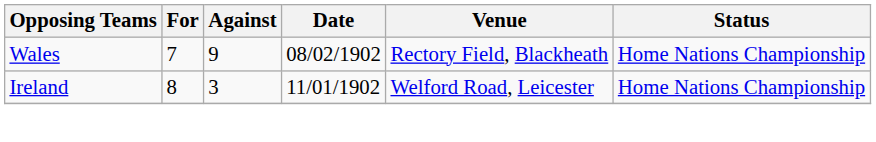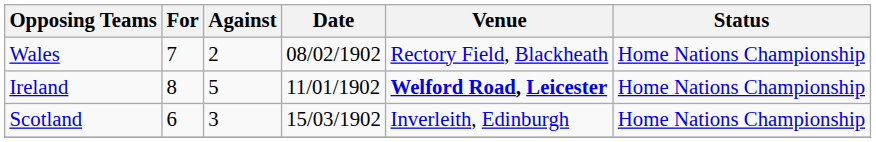(214, 53) 9 -> (214, 53) 2
(214, 86) 3 -> (214, 86) 5
(492, 86) normal -> (499, 86) bold
+ row: (46, 119)
